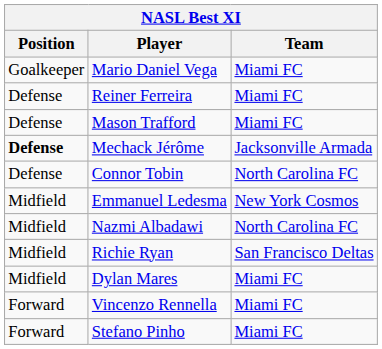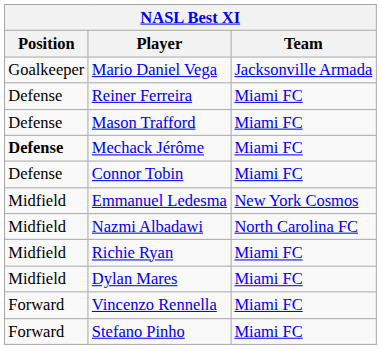(269, 69) Miami FC -> (303, 69) Jacksonville Armada
(303, 148) Jacksonville Armada -> (269, 148) Miami FC
(296, 174) North Carolina FC -> (269, 174) Miami FC
(304, 252) San Francisco Deltas -> (269, 252) Miami FC
